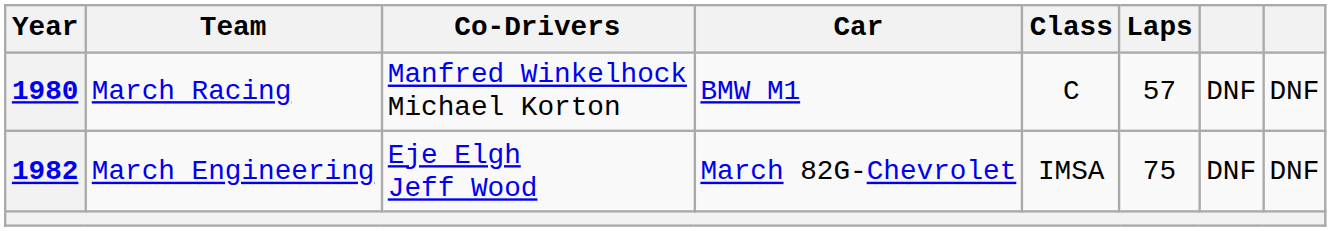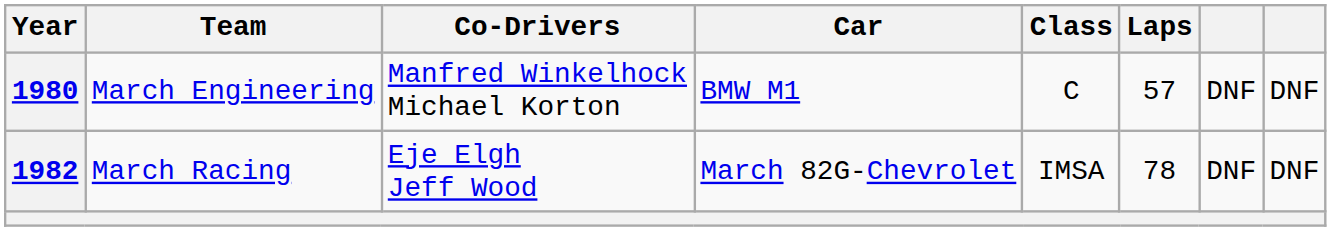(192, 91) March Racing -> (233, 91) March Engineering
(233, 171) March Engineering -> (192, 171) March Racing
(1159, 171) 75 -> (1159, 171) 78
